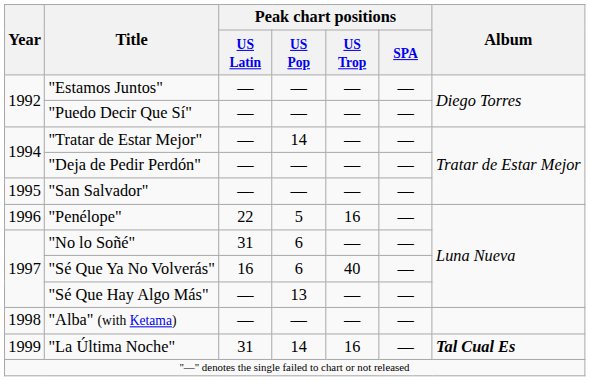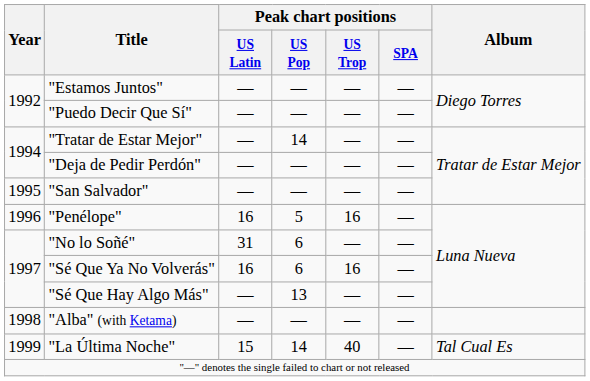(245, 216) 22 -> (245, 216) 16
(352, 268) 40 -> (352, 268) 16
(245, 346) 31 -> (245, 346) 15
(352, 346) 16 -> (352, 346) 40
(476, 346) bold -> (474, 346) normal
